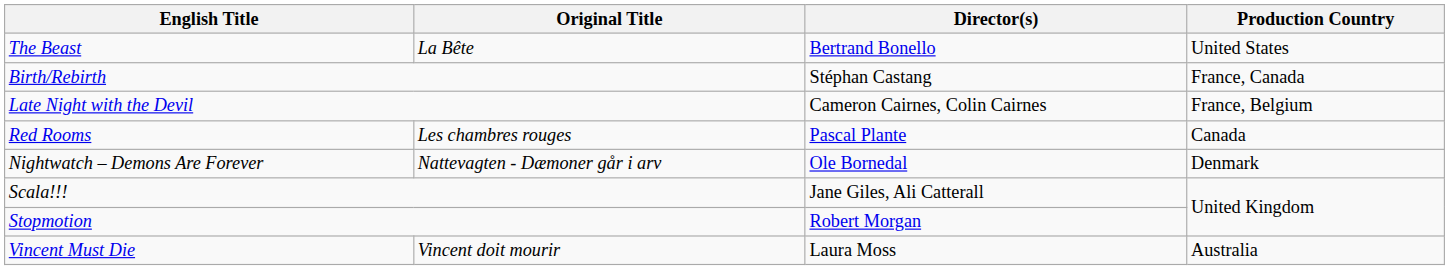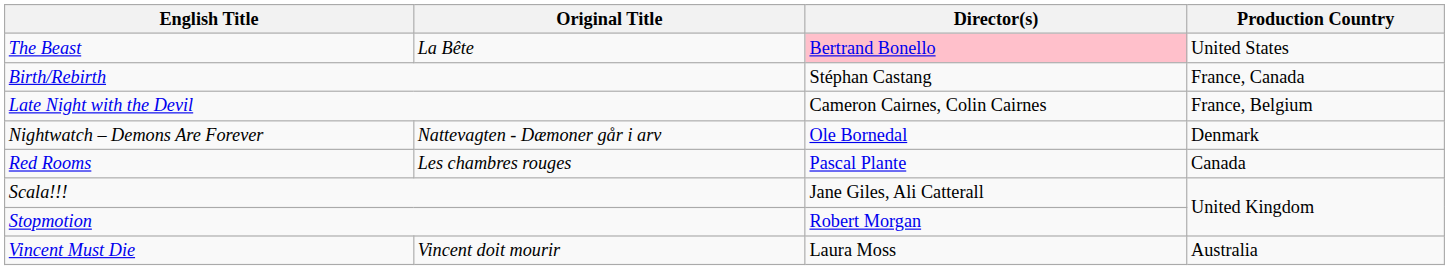(873, 47) no background -> (873, 47) pink background
rows swapped: (136, 163) <-> (50, 134)
